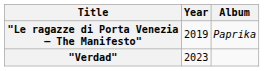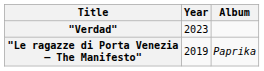rows swapped: (93, 35) <-> (93, 57)
